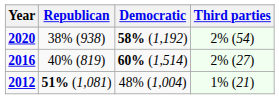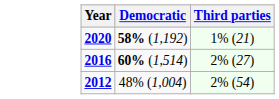- column: (77, 16)
(232, 38) 2% (54) -> (232, 38) 1% (21)
(232, 83) 1% (21) -> (232, 83) 2% (54)
